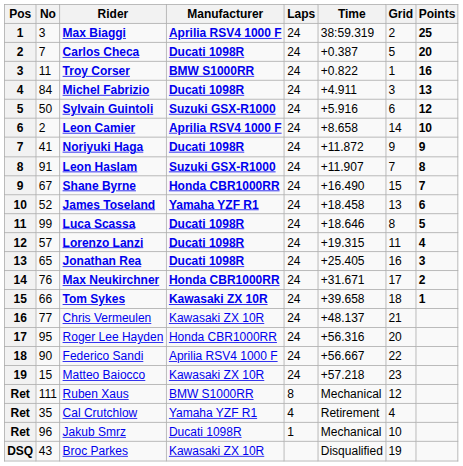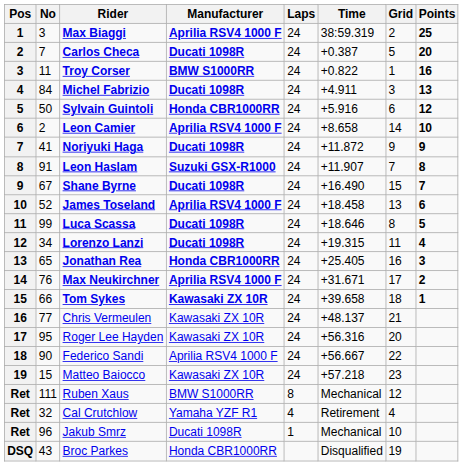(222, 109) Suzuki GSX-R1000 -> (224, 109) Honda CBR1000RR
(224, 185) Honda CBR1000RR -> (207, 185) Ducati 1098R
(214, 204) Yamaha YZF R1 -> (225, 204) Aprilia RSV4 1000 F
(45, 242) 57 -> (45, 242) 34
(207, 261) Ducati 1098R -> (224, 261) Honda CBR1000RR
(224, 280) Honda CBR1000RR -> (225, 280) Aprilia RSV4 1000 F
(223, 337) Honda CBR1000RR -> (217, 337) Kawasaki ZX 10R
(45, 413) 35 -> (45, 413) 32
(217, 451) Kawasaki ZX 10R -> (223, 451) Honda CBR1000RR
